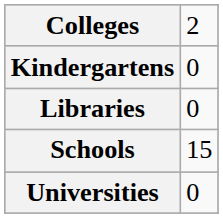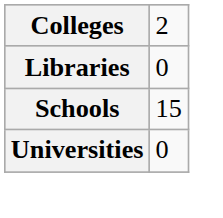- row: (92, 66)
